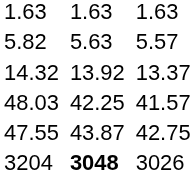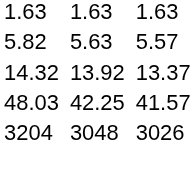- row: (32, 132)
(94, 162) bold -> (94, 132) normal
